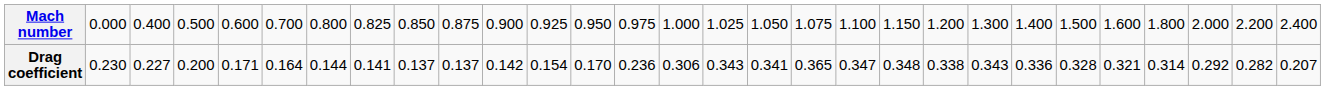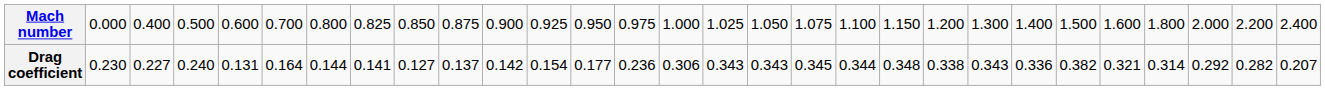(196, 65) 0.200 -> (196, 65) 0.240
(240, 65) 0.171 -> (240, 65) 0.131
(417, 65) 0.137 -> (417, 65) 0.127
(593, 65) 0.170 -> (593, 65) 0.177
(769, 65) 0.341 -> (769, 65) 0.343
(813, 65) 0.365 -> (813, 65) 0.345
(858, 65) 0.347 -> (858, 65) 0.344
(1078, 65) 0.328 -> (1078, 65) 0.382
